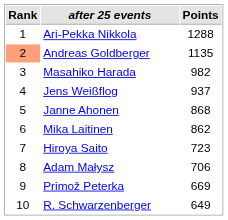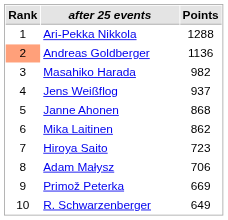(201, 53) 1135 -> (201, 53) 1136
